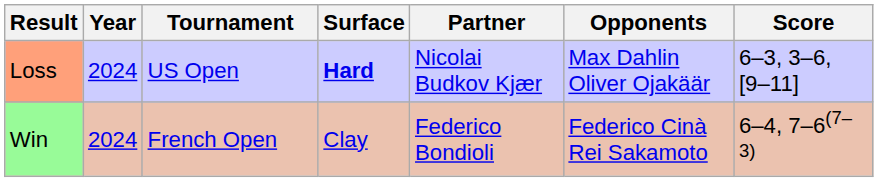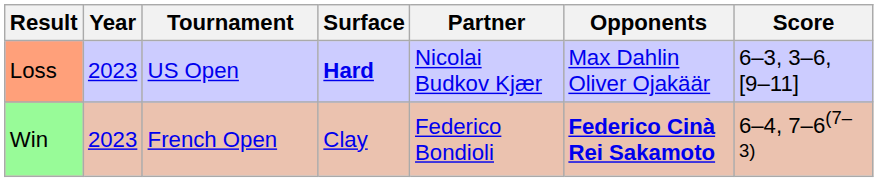(113, 70) 2024 -> (113, 70) 2023
(113, 138) 2024 -> (113, 138) 2023
(638, 138) normal -> (642, 138) bold
